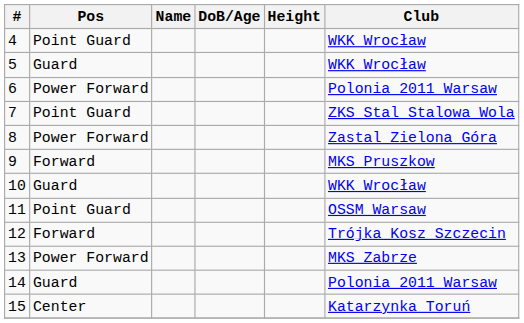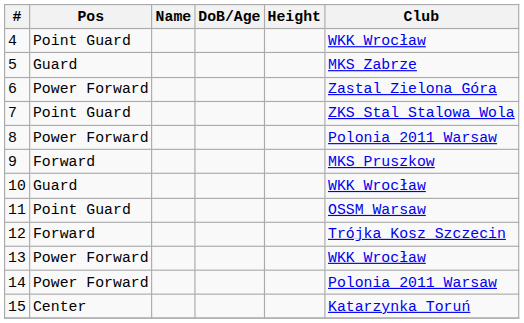(377, 65) WKK Wrocław -> (372, 65) MKS Zabrze
(412, 89) Polonia 2011 Warsaw -> (412, 89) Zastal Zielona Góra
(412, 137) Zastal Zielona Góra -> (412, 137) Polonia 2011 Warsaw
(372, 258) MKS Zabrze -> (377, 258) WKK Wrocław
(55, 282) Guard -> (91, 282) Power Forward
